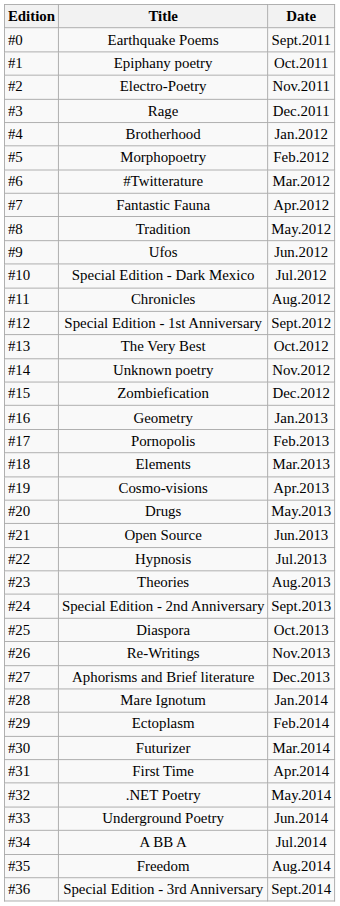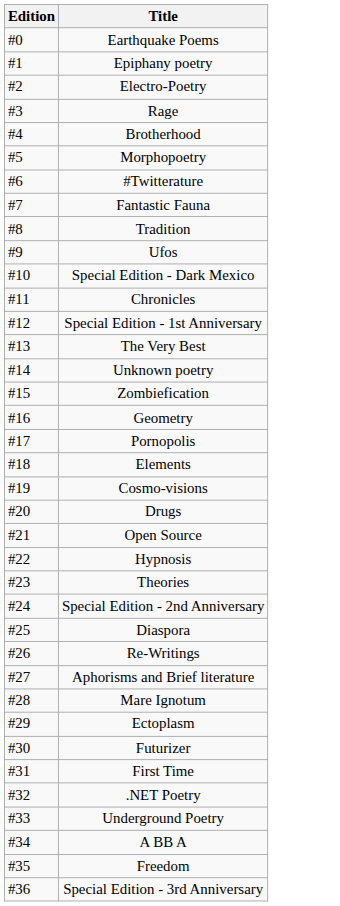- column: (301, 16)
